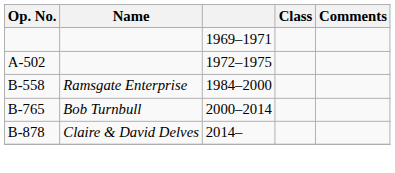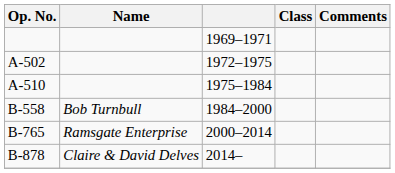+ row: (27, 86)
(125, 86) Ramsgate Enterprise -> (102, 109) Bob Turnbull
(102, 109) Bob Turnbull -> (125, 132) Ramsgate Enterprise
